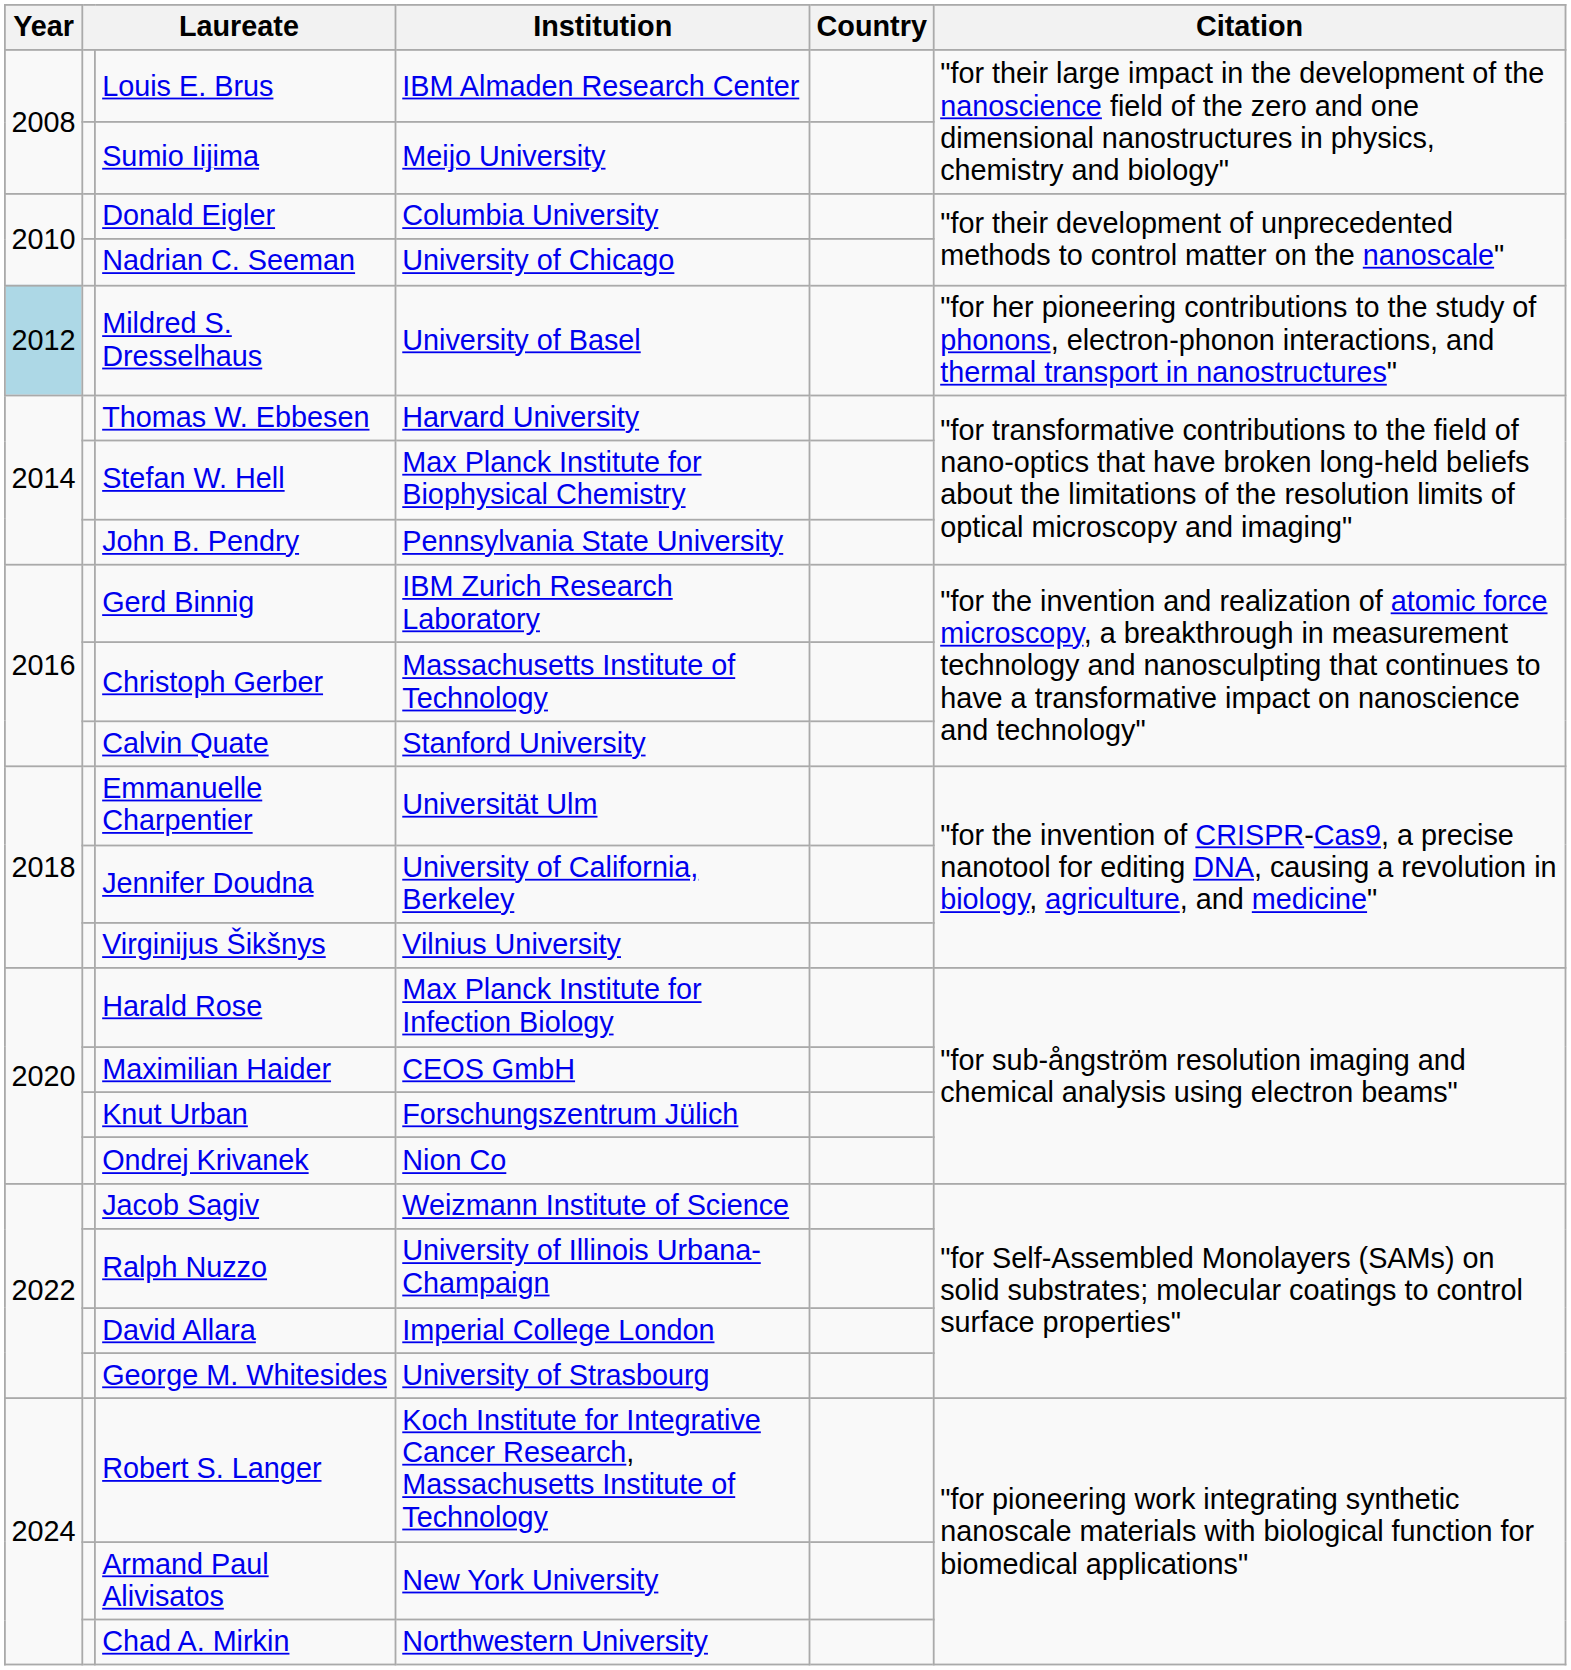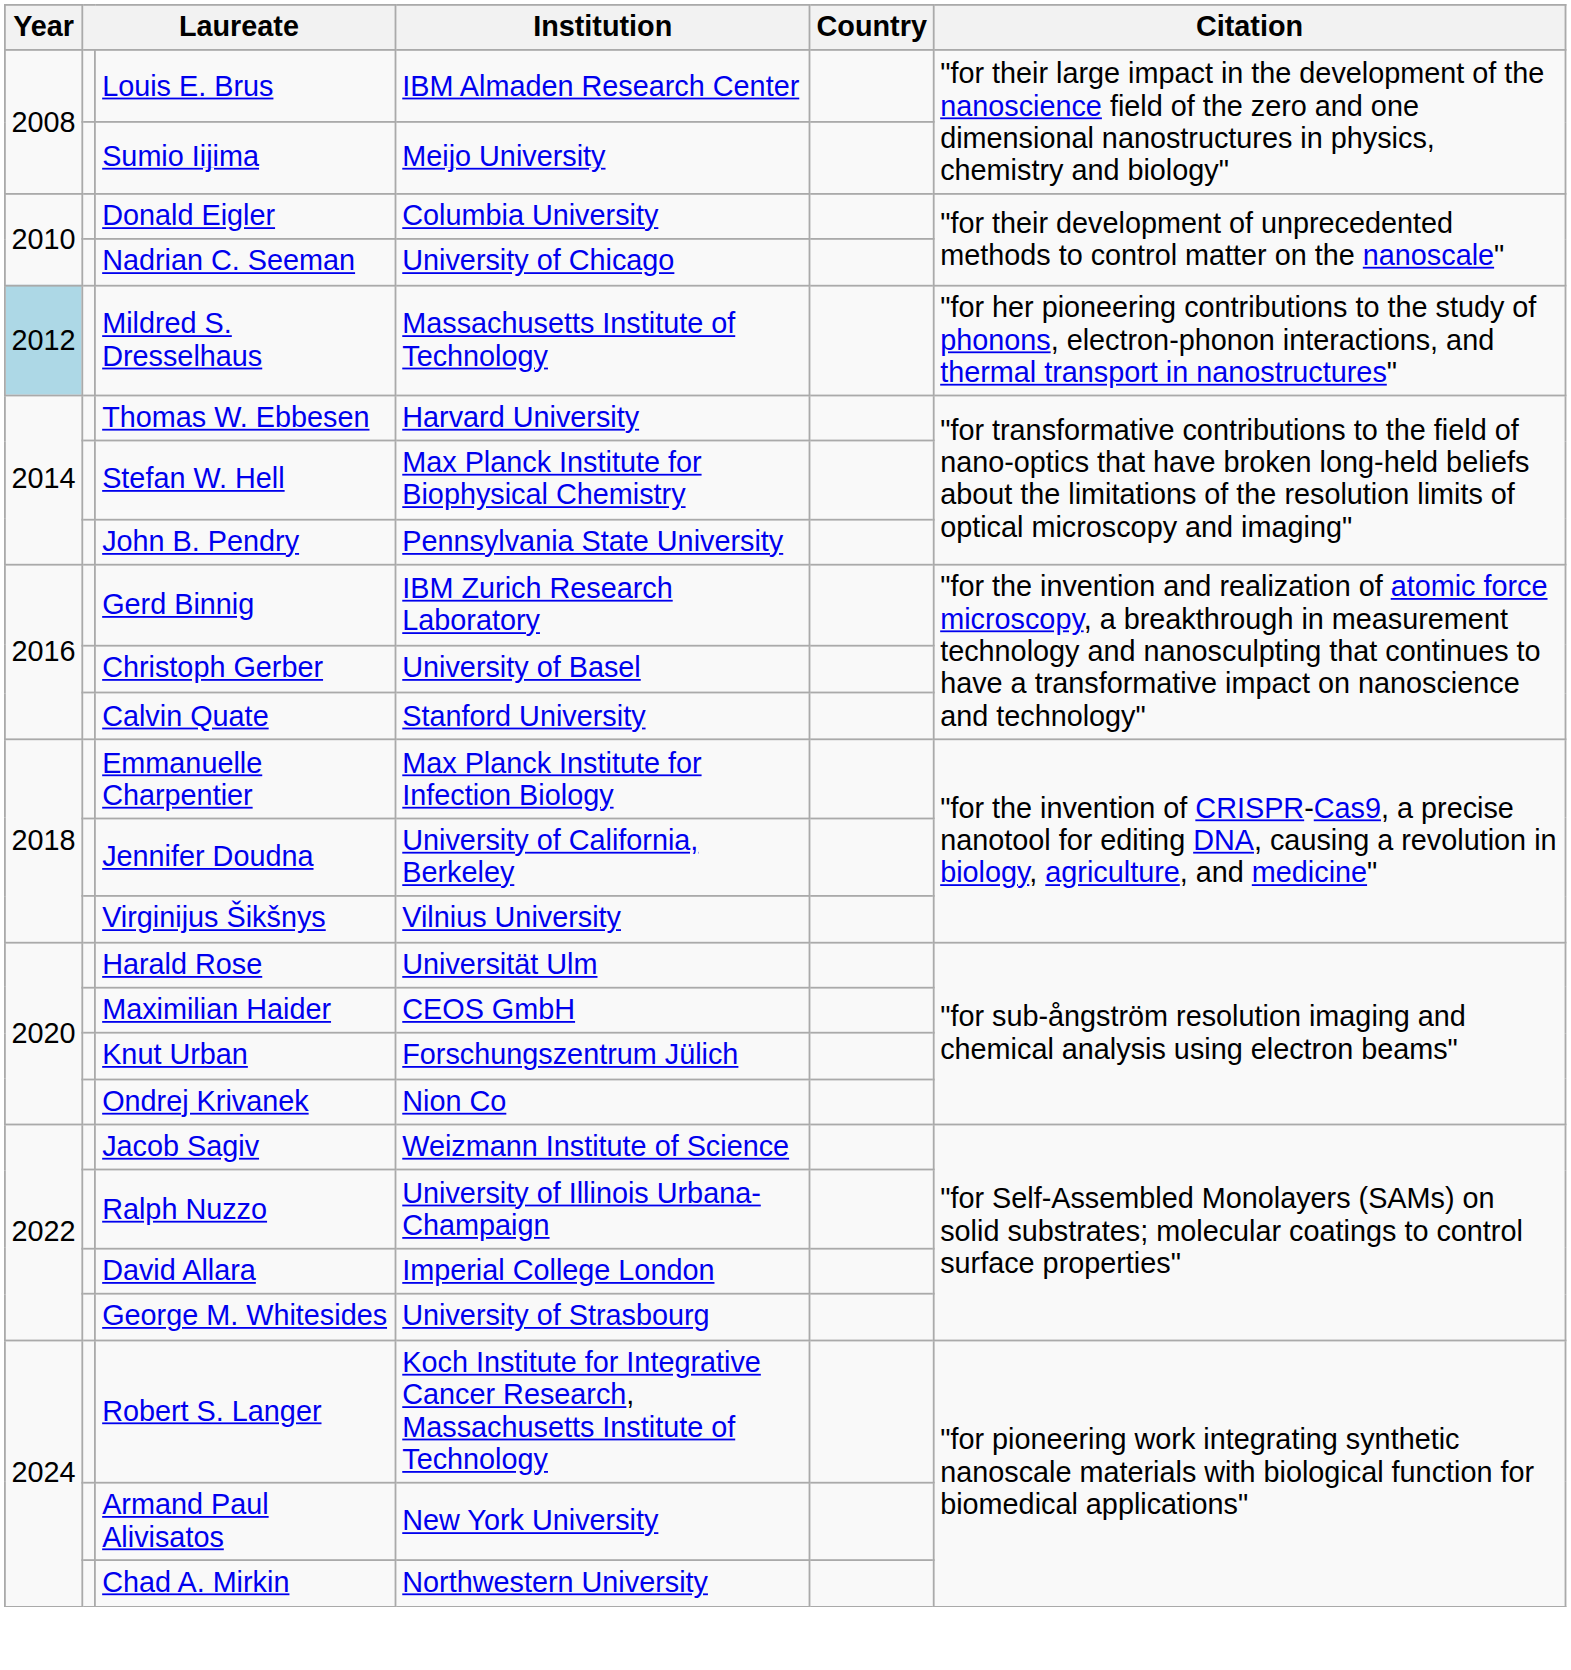(522, 339) University of Basel -> (569, 339) Massachusetts Institute of Technology
(569, 681) Massachusetts Institute of Technology -> (522, 668) University of Basel
(500, 805) Universität Ulm -> (552, 778) Max Planck Institute for Infection Biology
(552, 1006) Max Planck Institute for Infection Biology -> (500, 964) Universität Ulm
